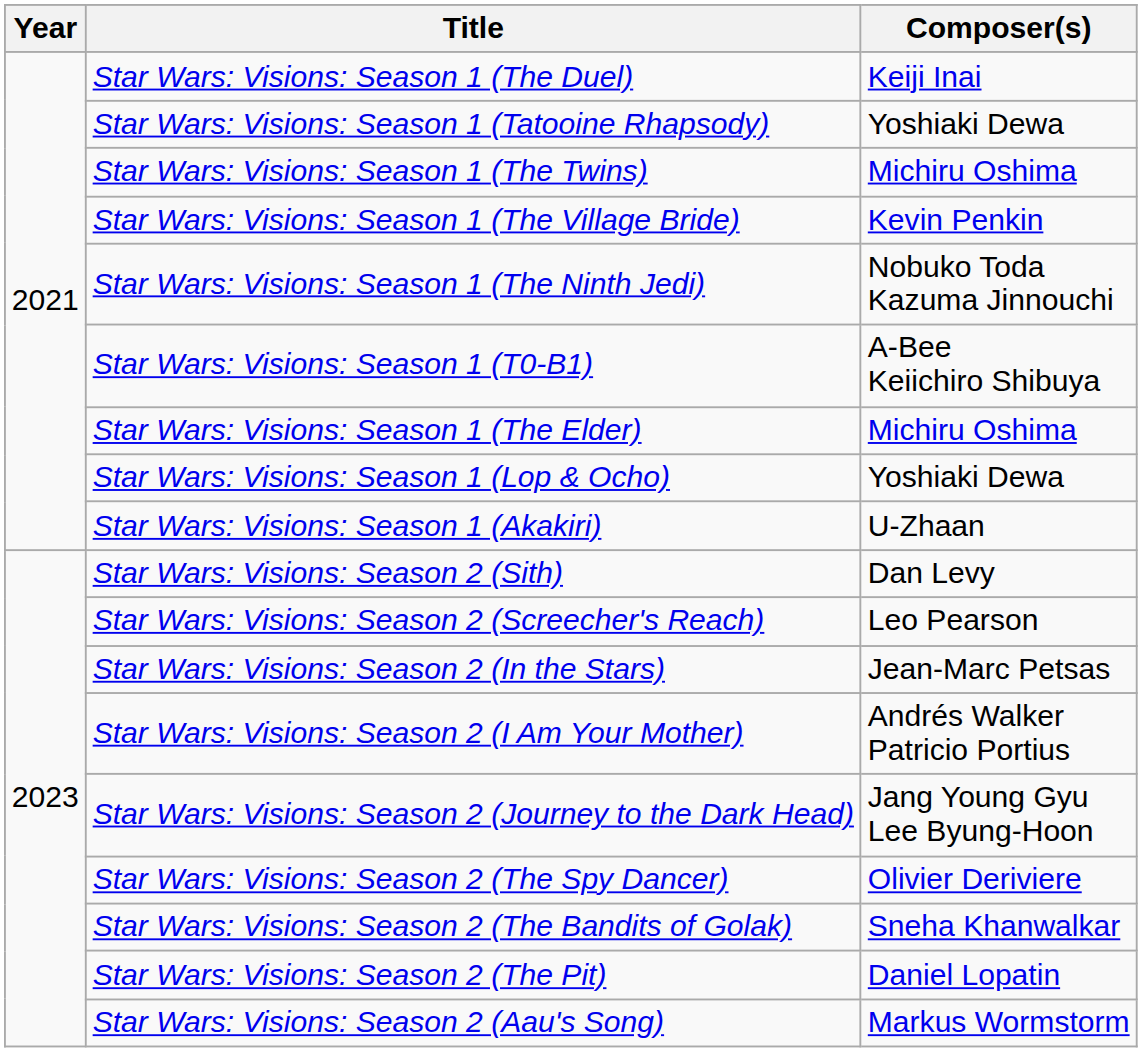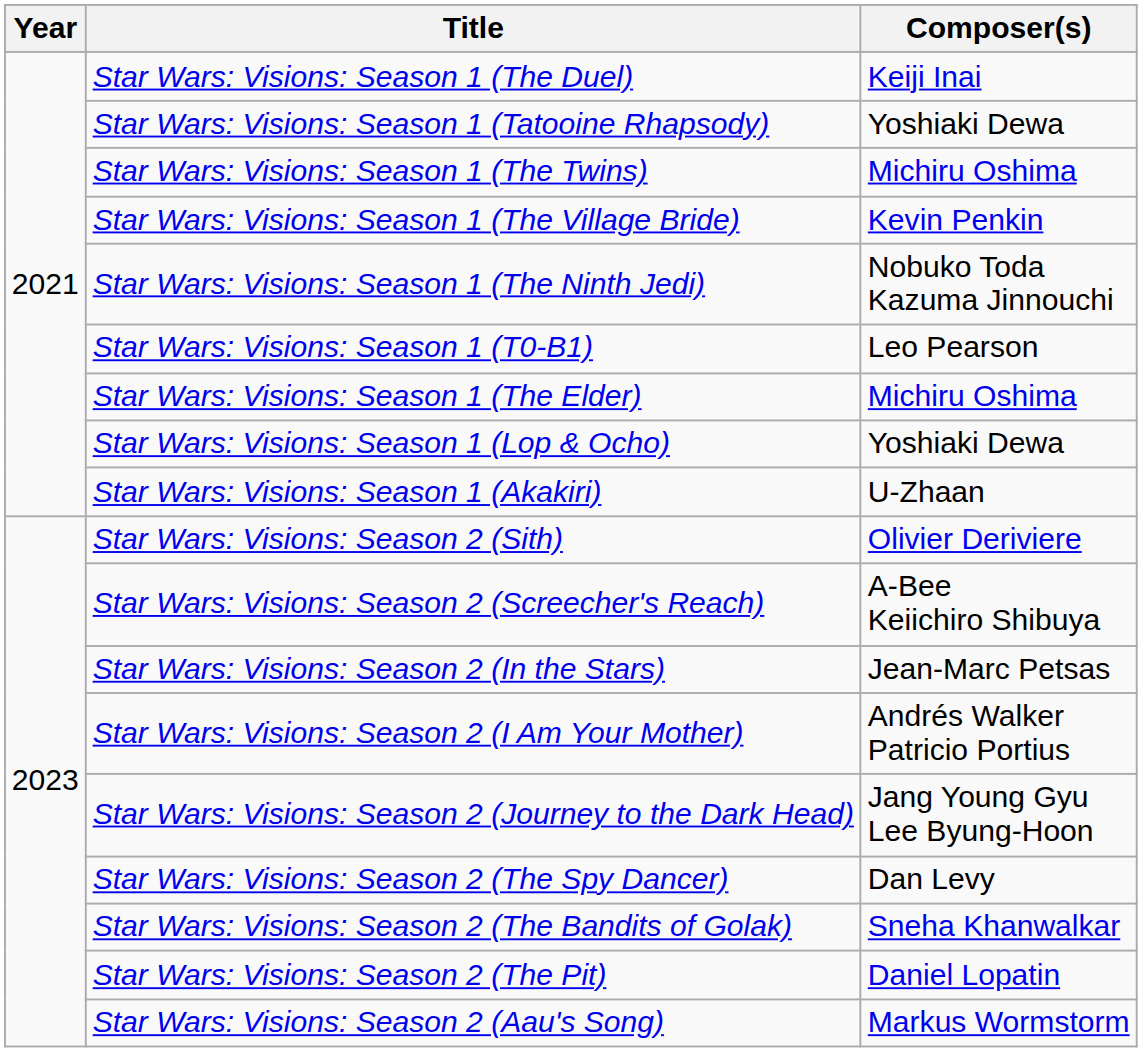(984, 365) A-Bee Keiichiro Shibuya -> (953, 348) Leo Pearson
(931, 573) Dan Levy -> (975, 539) Olivier Deriviere
(953, 620) Leo Pearson -> (984, 603) A-Bee Keiichiro Shibuya
(975, 879) Olivier Deriviere -> (931, 879) Dan Levy
